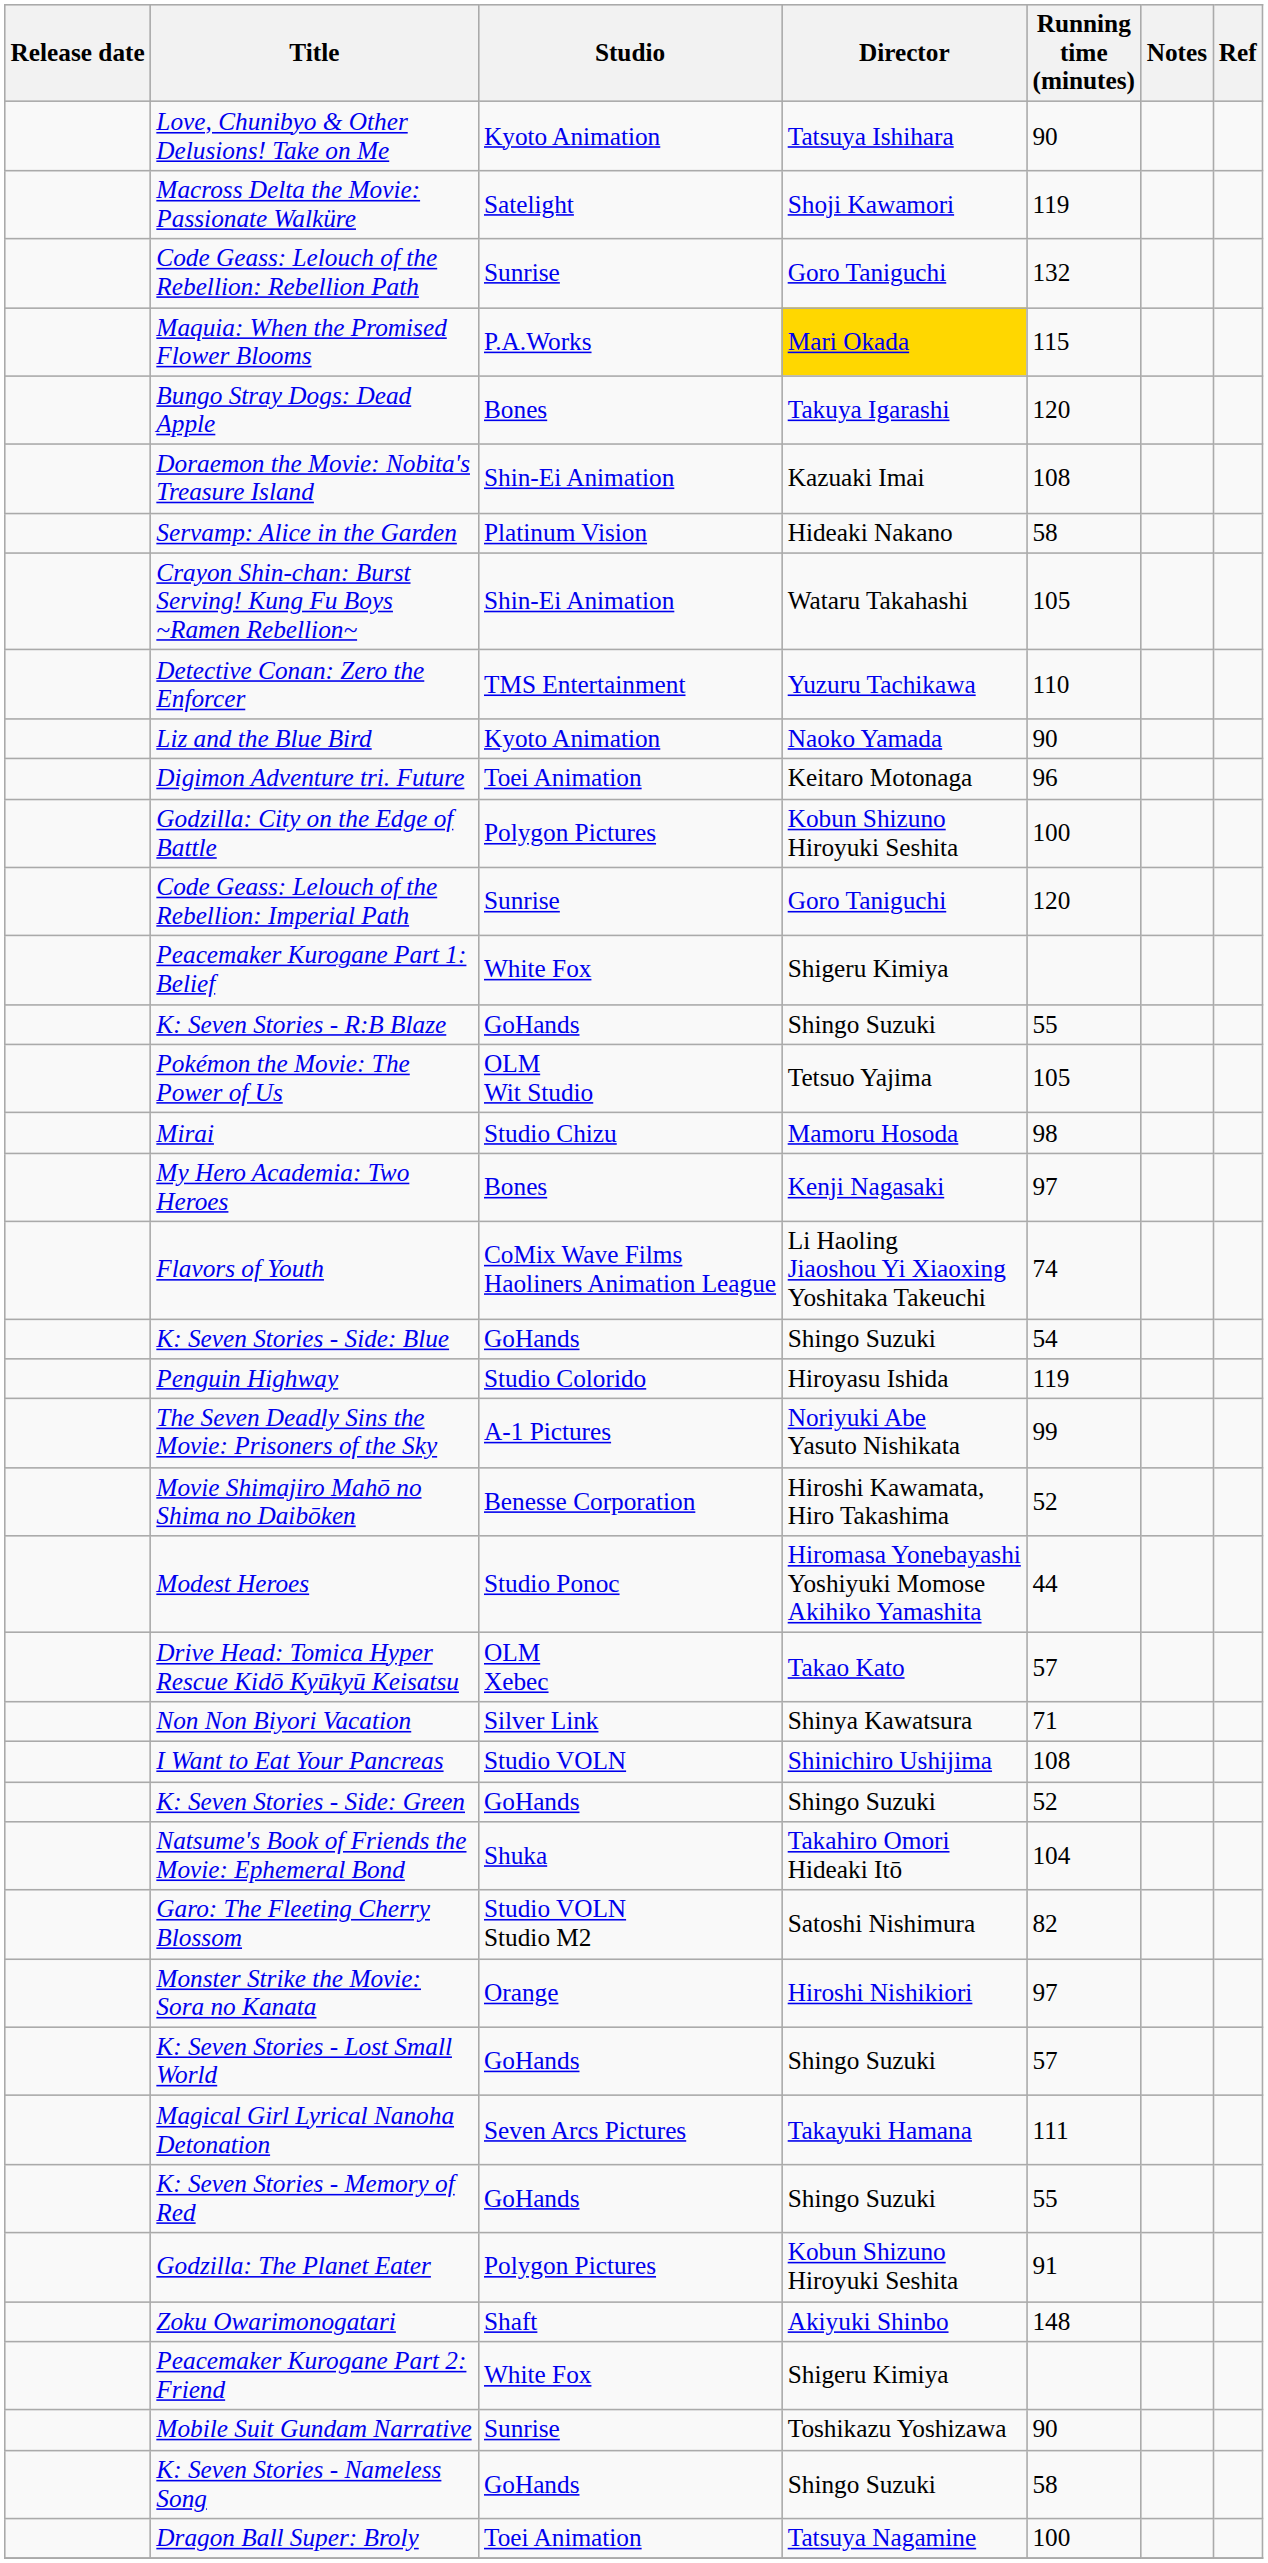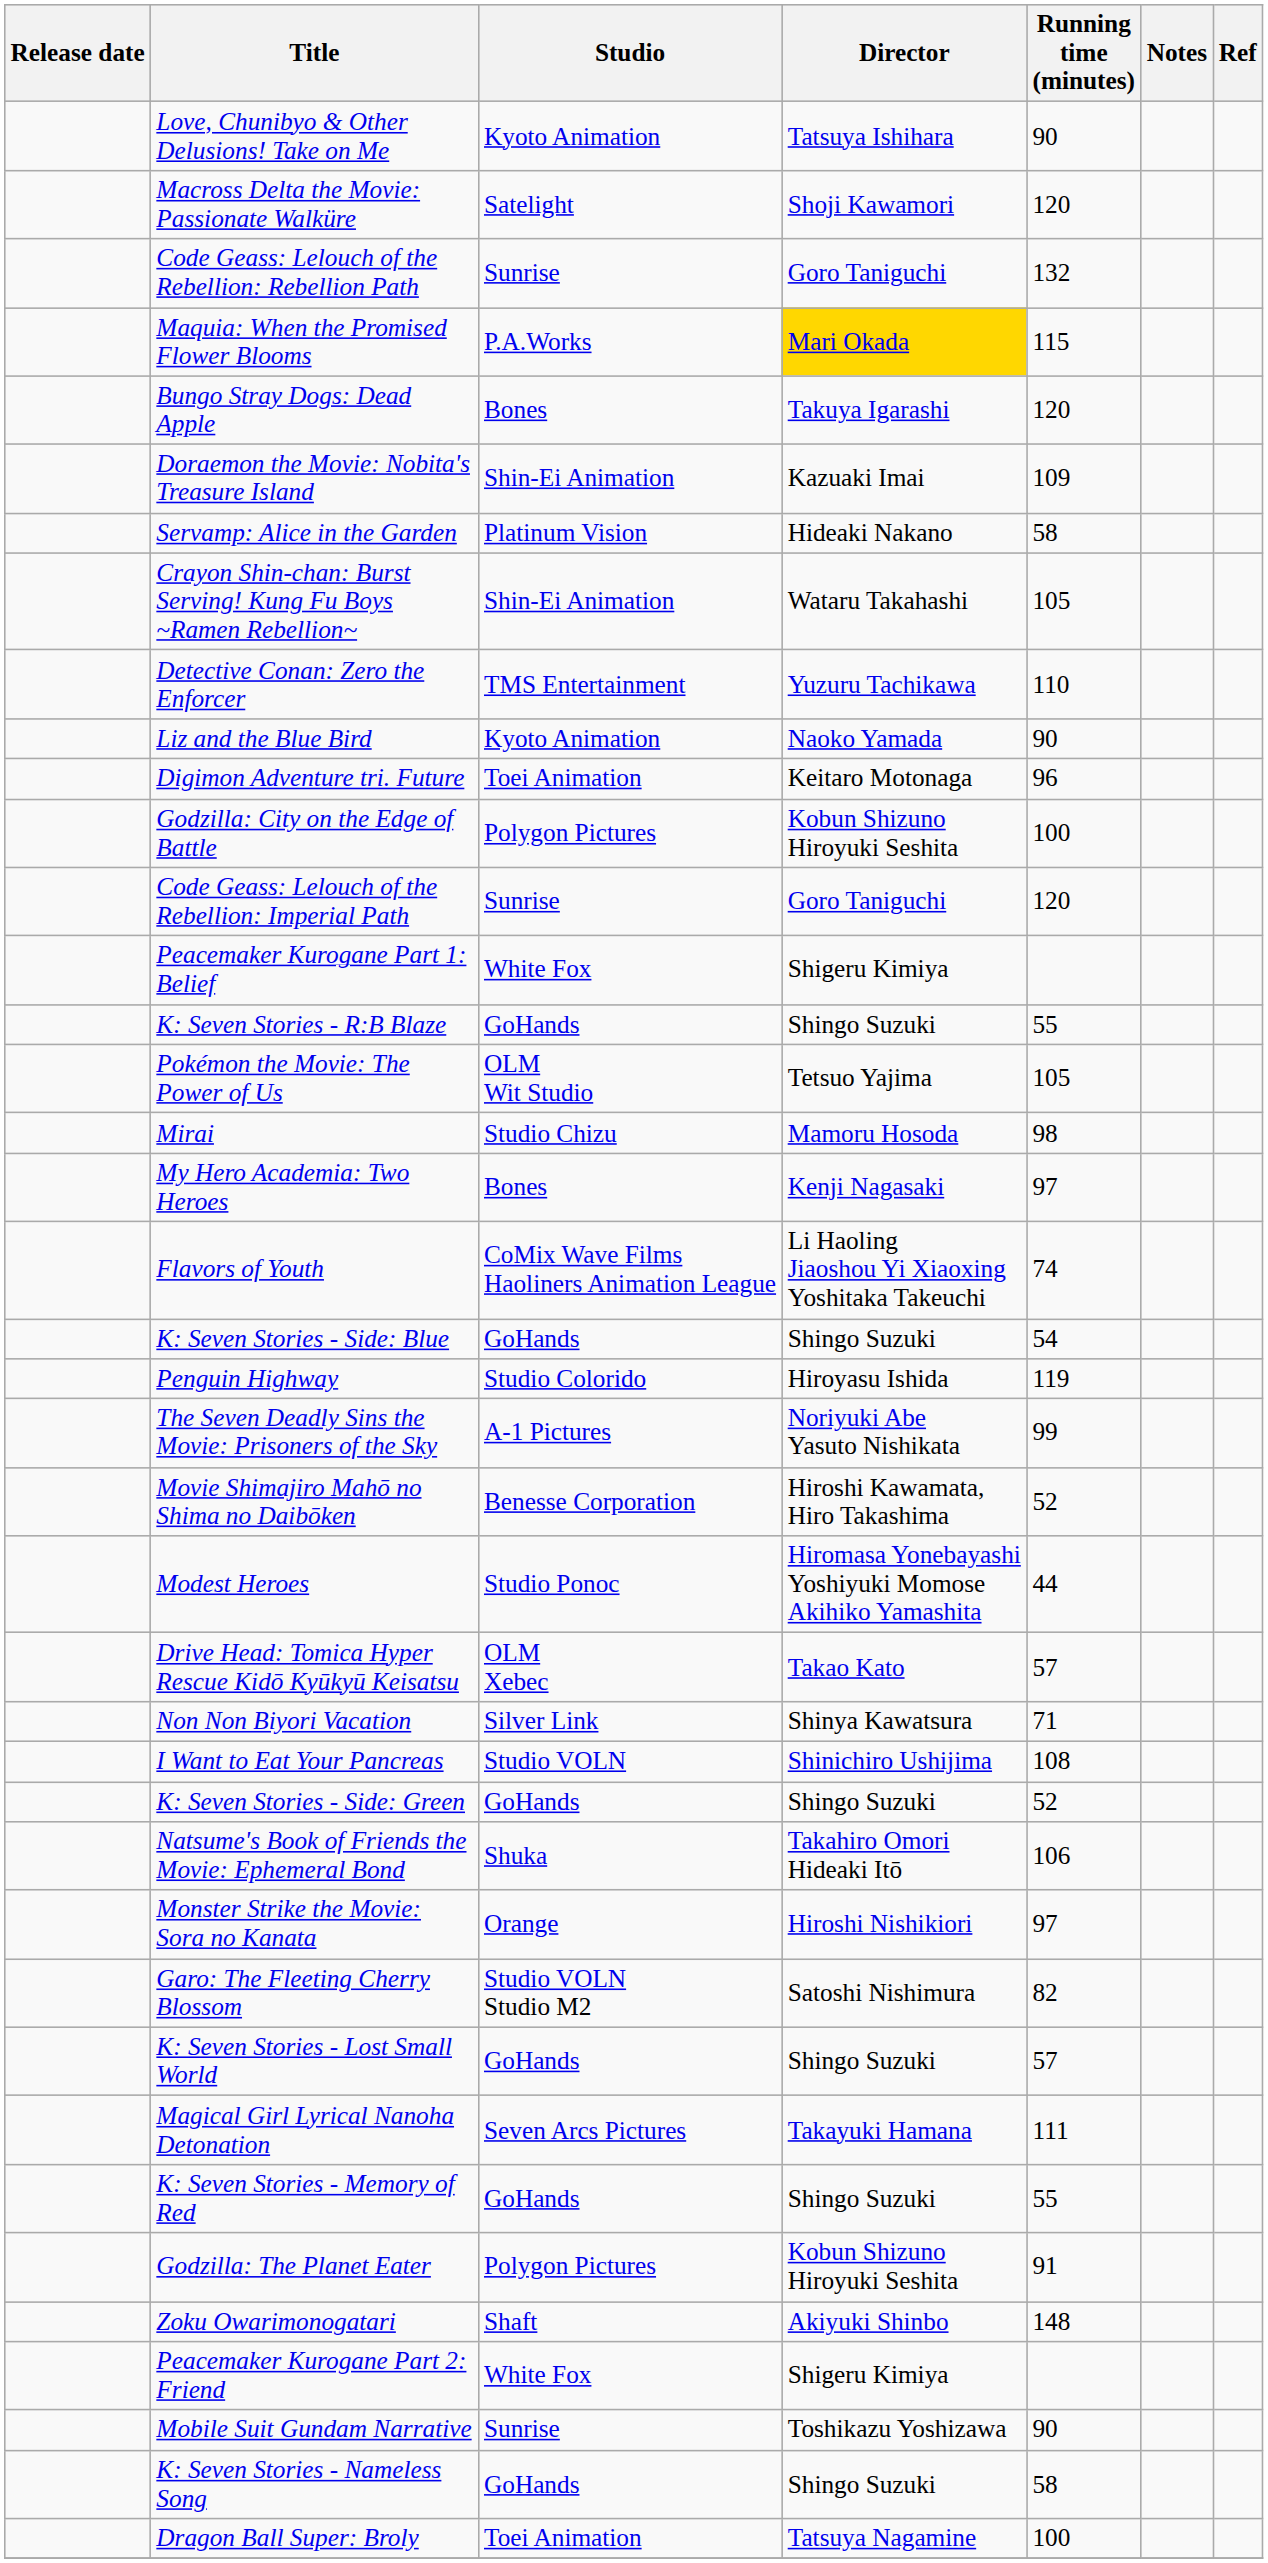(1051, 204) 119 -> (1051, 204) 120
(1051, 478) 108 -> (1051, 478) 109
(1051, 1855) 104 -> (1051, 1855) 106
rows swapped: (289, 1992) <-> (293, 1924)
